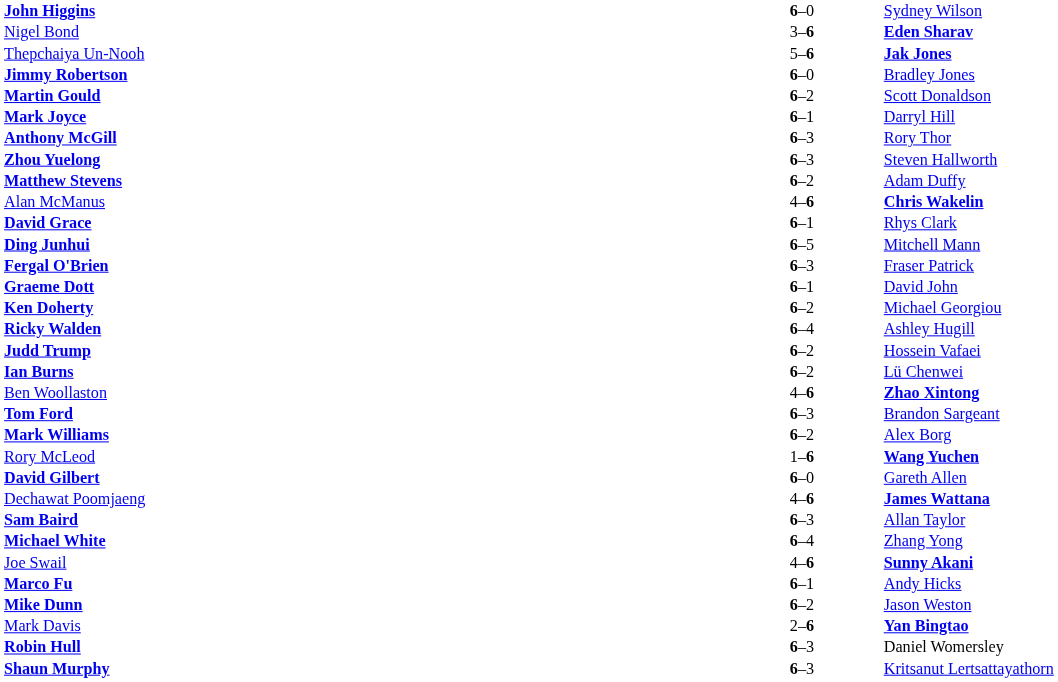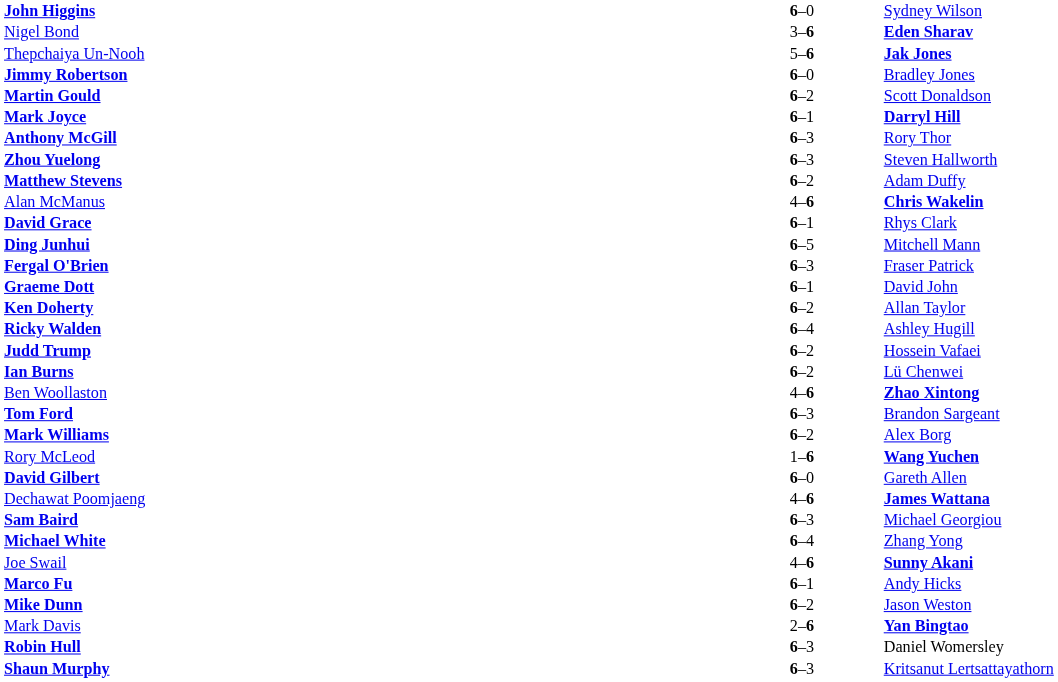(919, 117) normal -> (922, 117) bold
(943, 308) Michael Georgiou -> (925, 308) Allan Taylor
(925, 520) Allan Taylor -> (943, 520) Michael Georgiou
